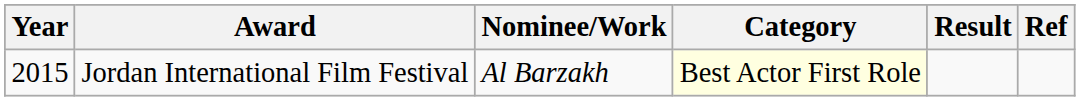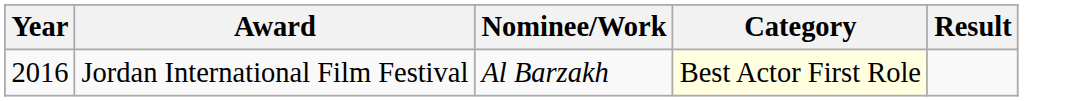- column: (1046, 27)
(40, 72) 2015 -> (40, 72) 2016
